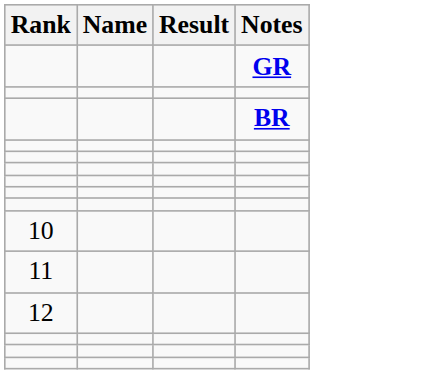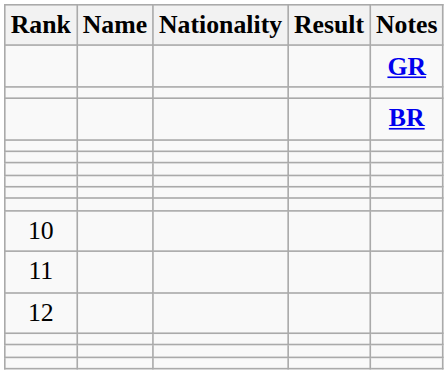+ column: (221, 24)
